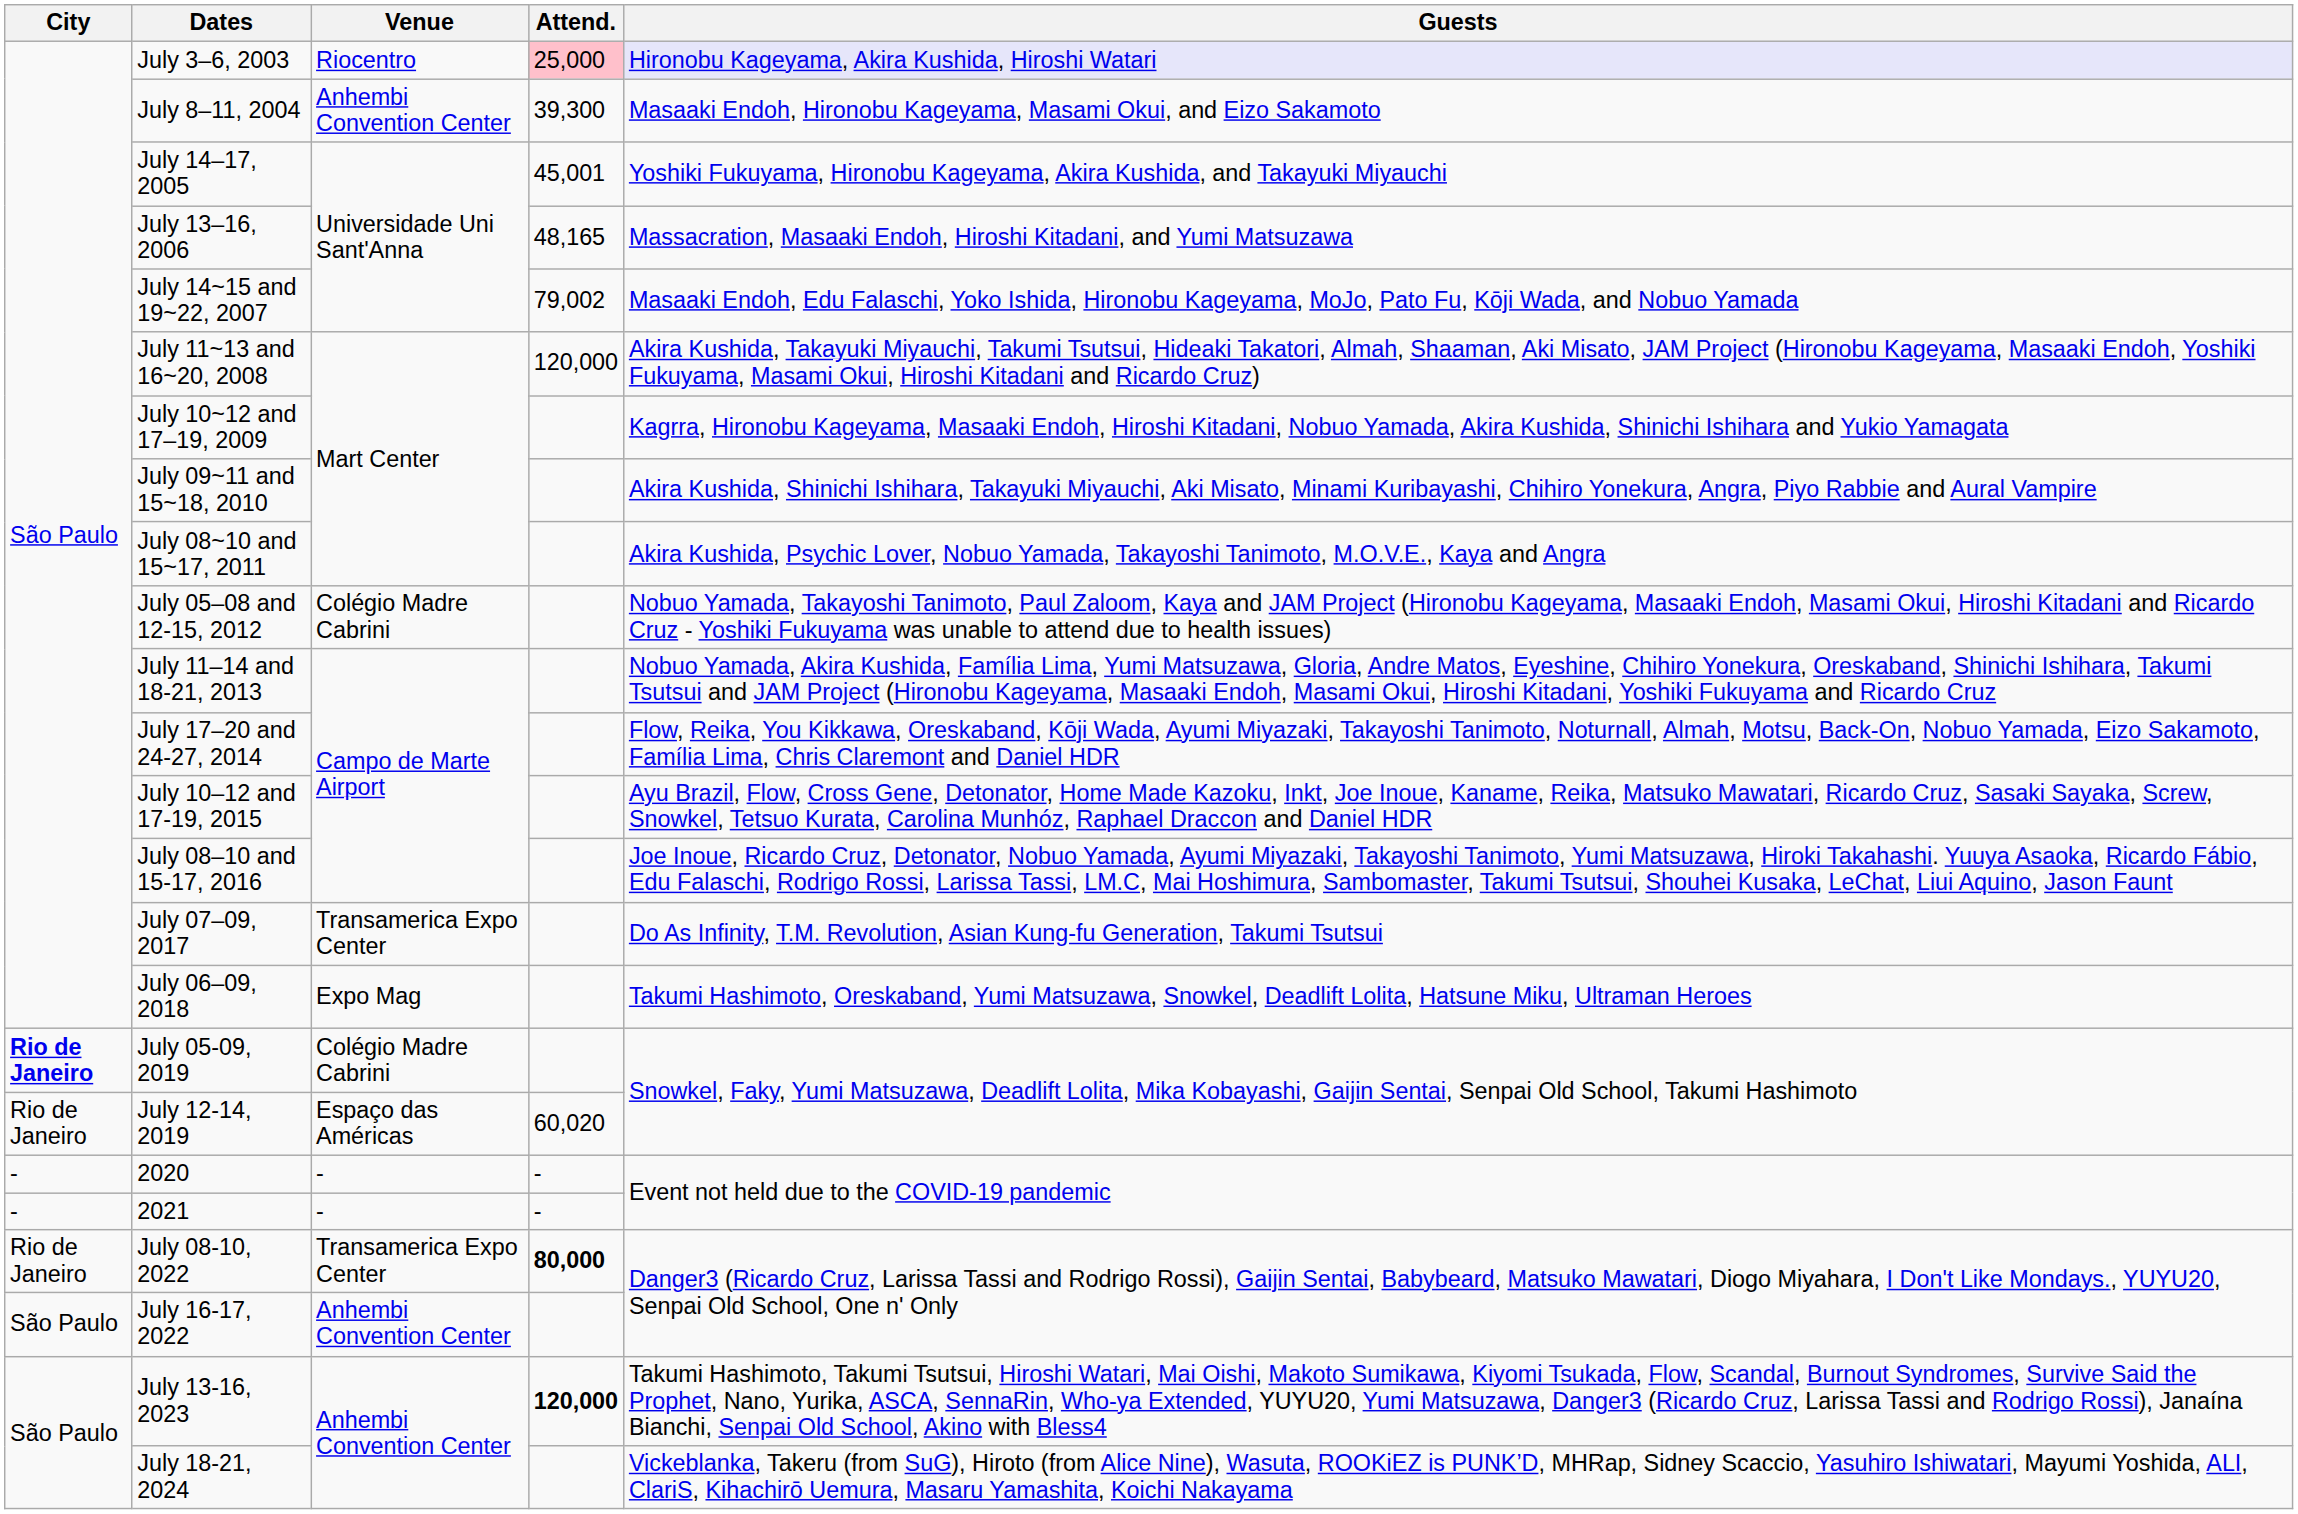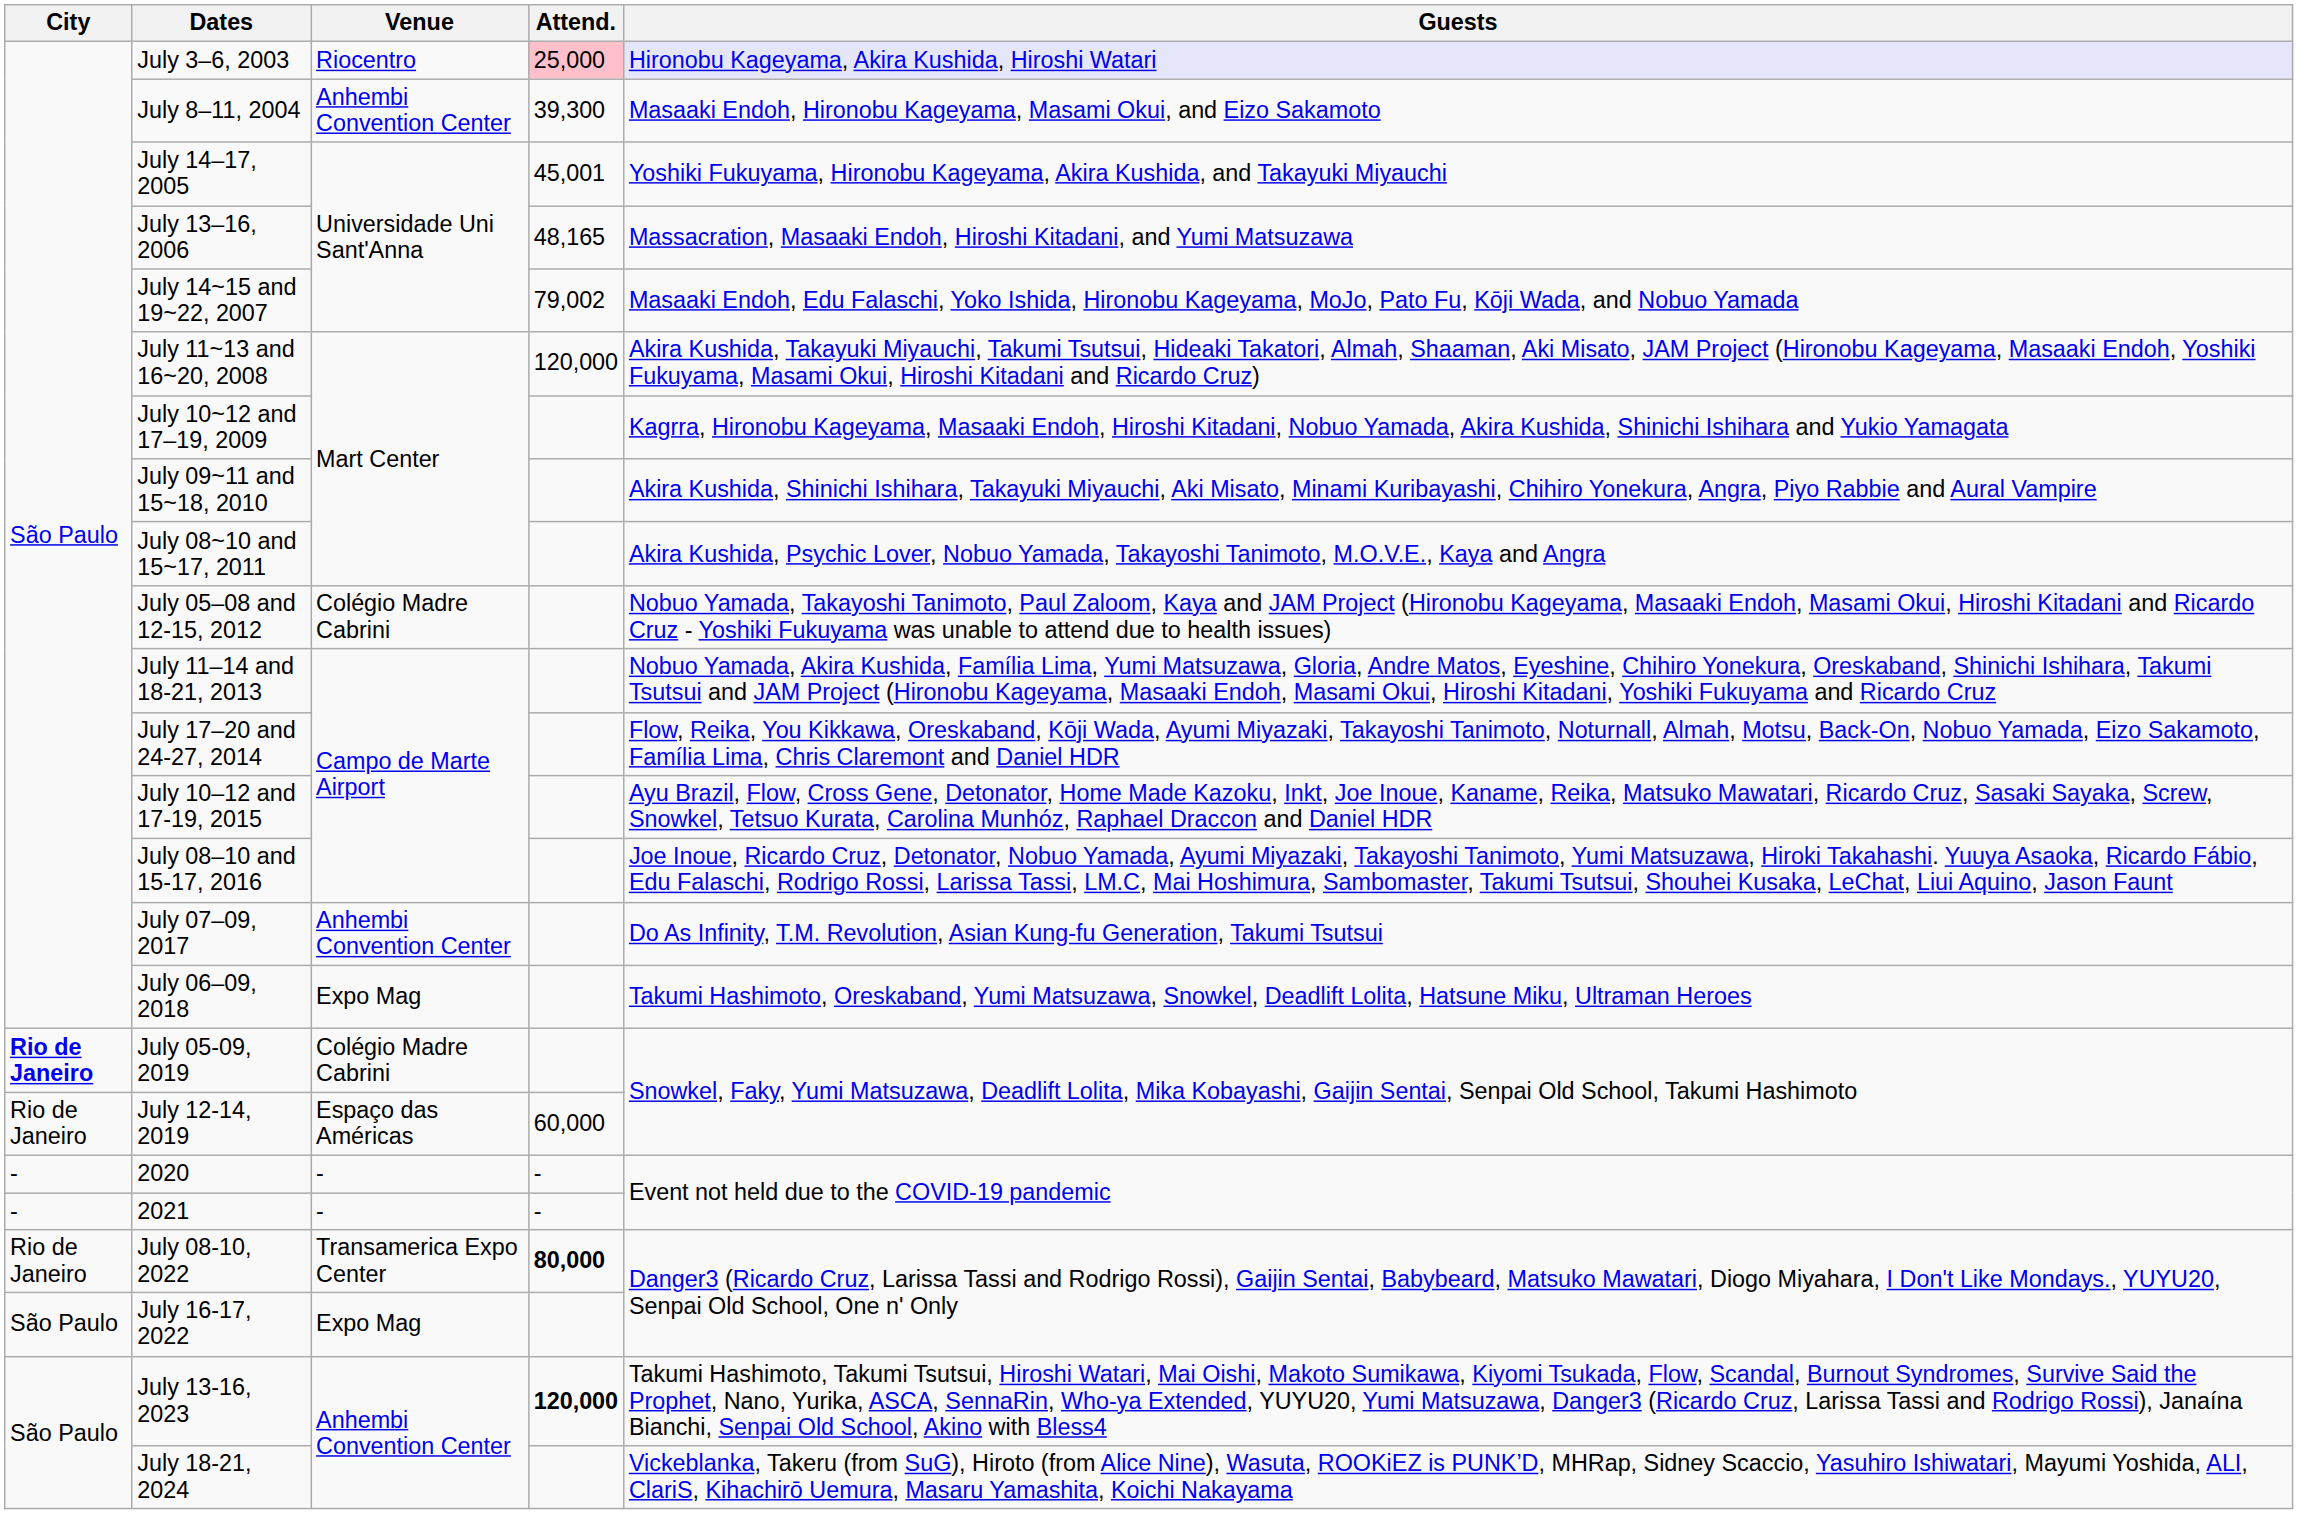(417, 933) Transamerica Expo Center -> (413, 933) Anhembi Convention Center
(569, 1123) 60,020 -> (569, 1123) 60,000
(413, 1324) Anhembi Convention Center -> (369, 1324) Expo Mag
